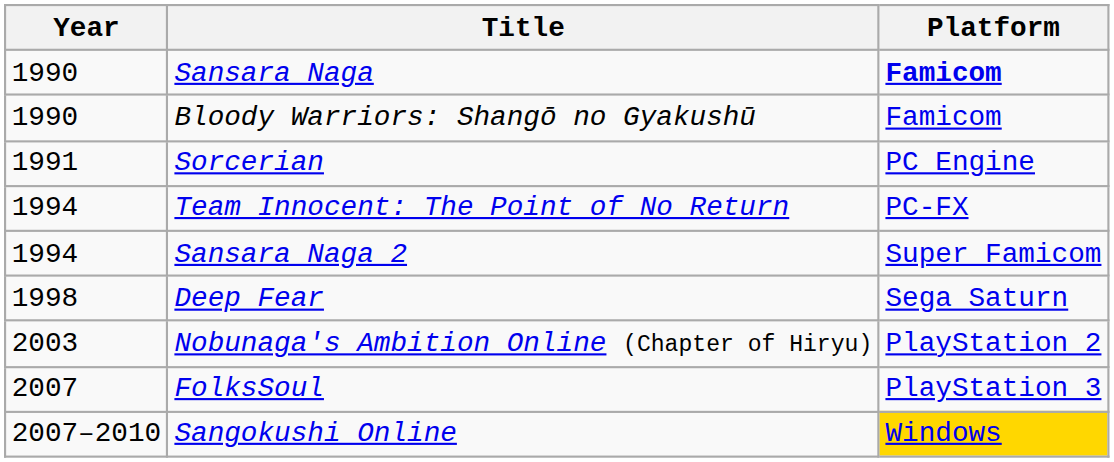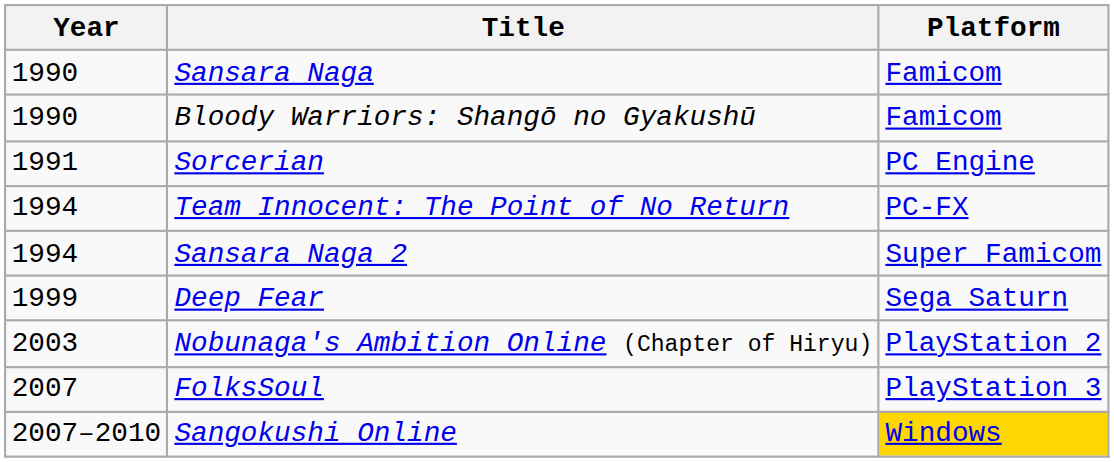(944, 73) bold -> (944, 73) normal
(45, 298) 1998 -> (45, 298) 1999
